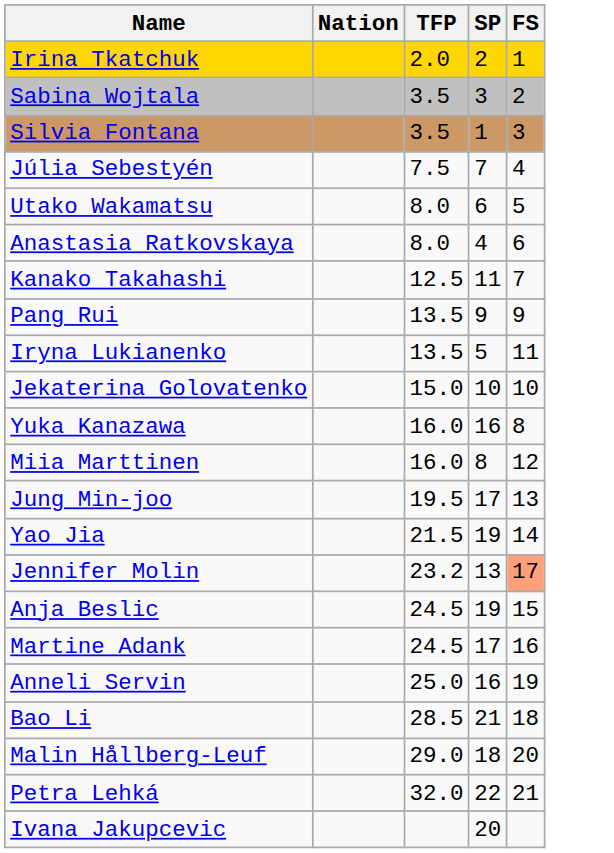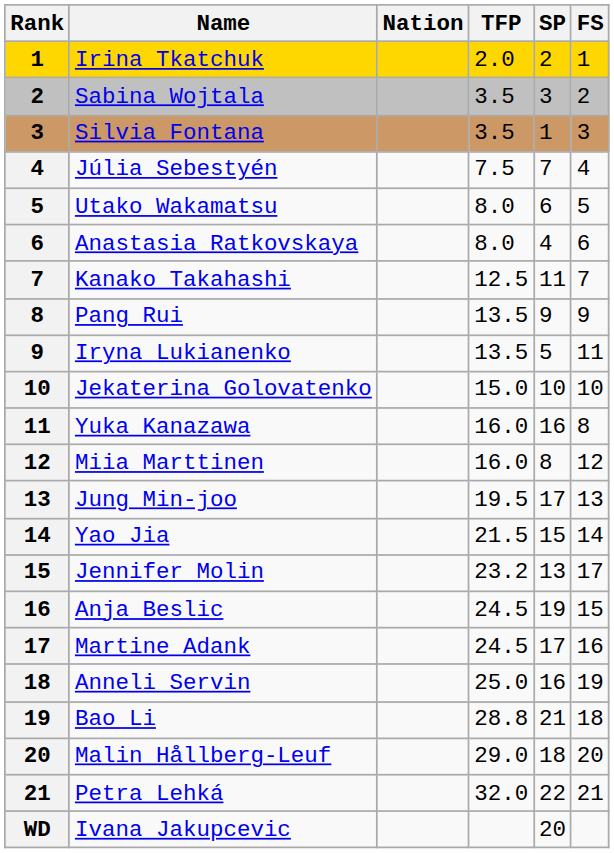+ column: (37, 23)
(488, 536) 19 -> (552, 536) 15
(525, 573) lightsalmon background -> (590, 573) no background
(437, 720) 28.5 -> (501, 720) 28.8
